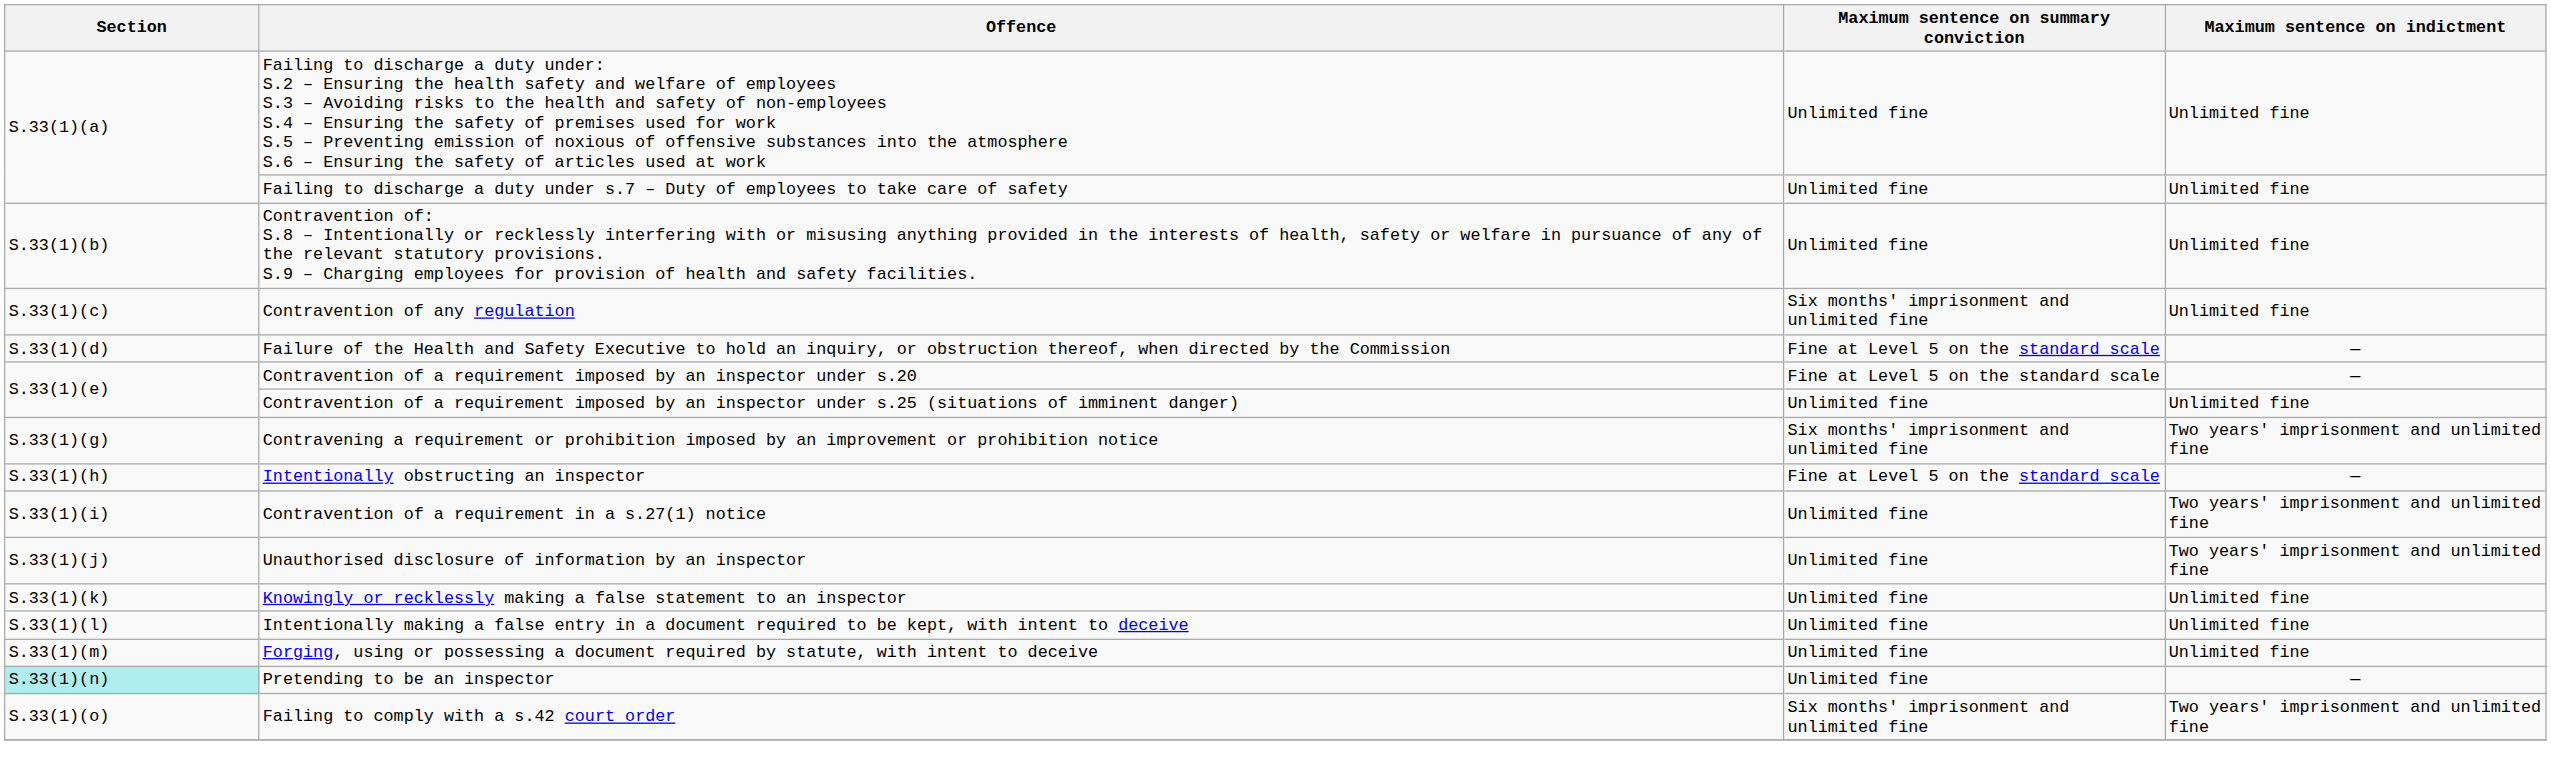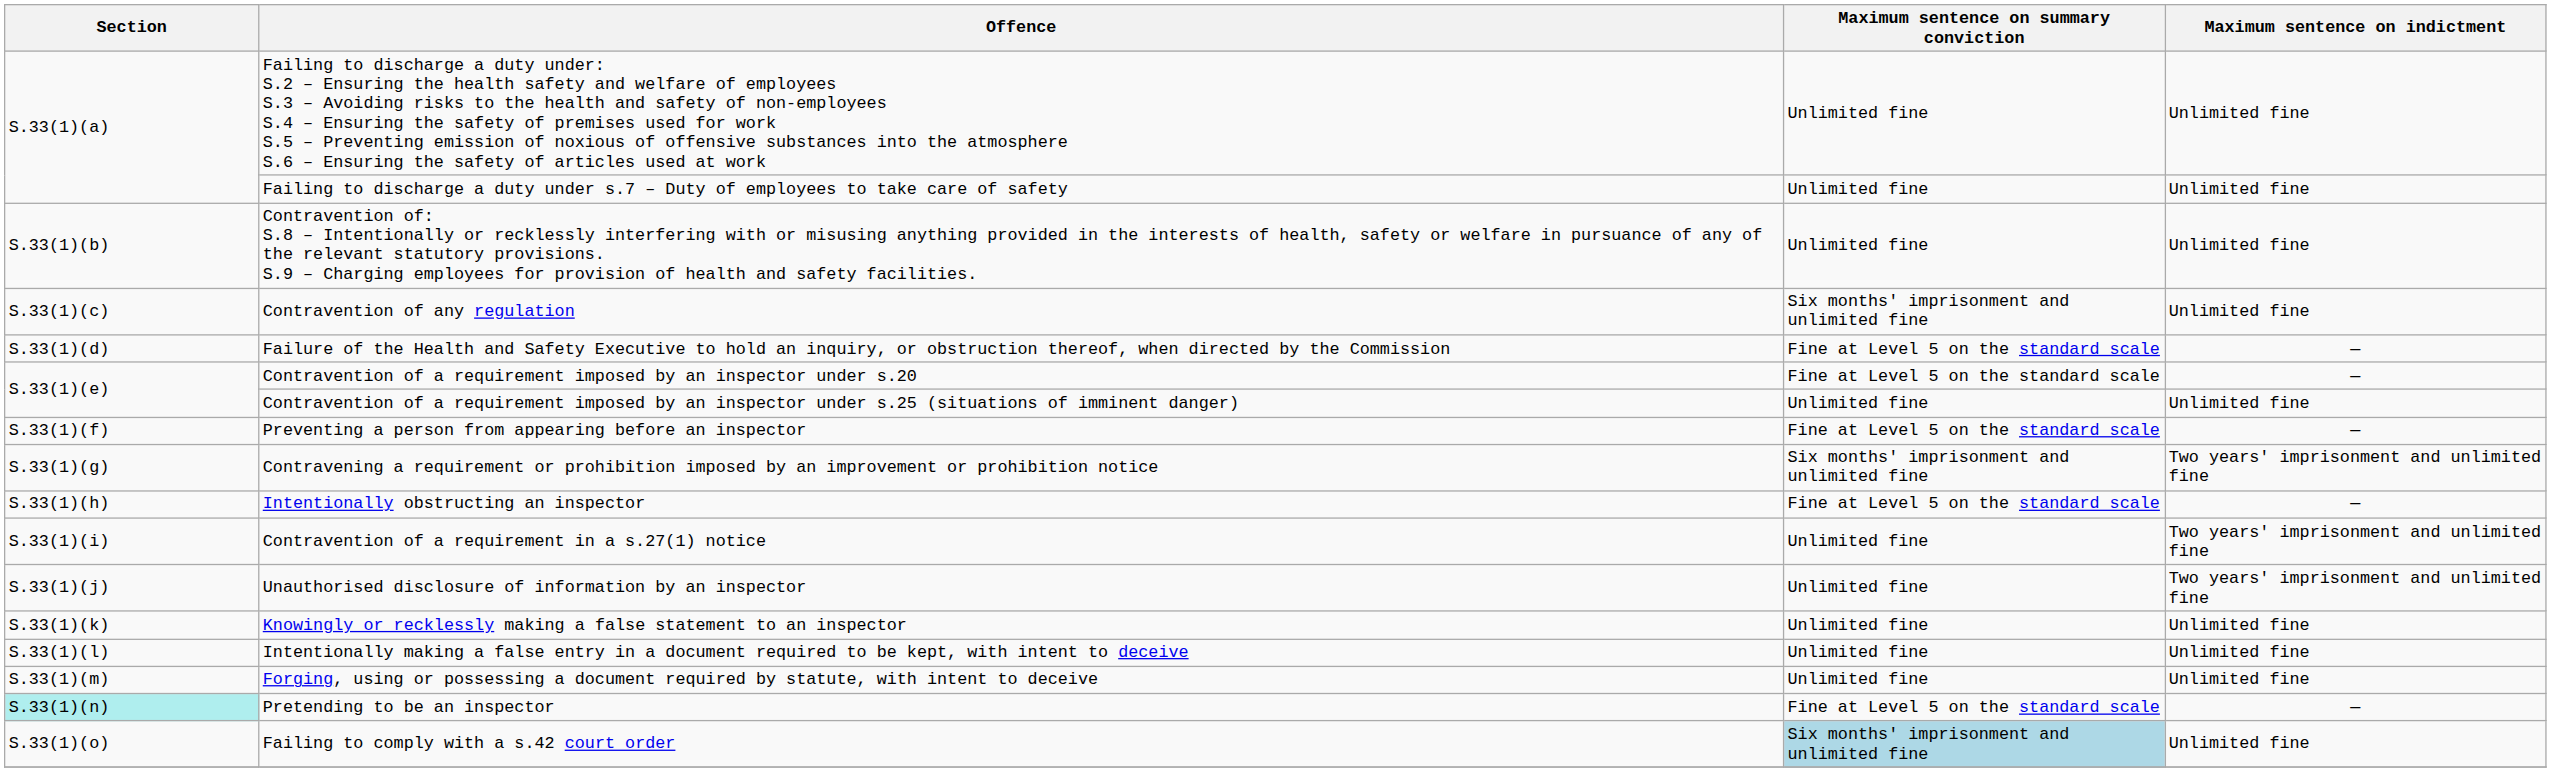+ row: (534, 430)
(1858, 680) Unlimited fine -> (1974, 707) Fine at Level 5 on the standard scale
(1928, 717) no background -> (1928, 744) lightblue background
(2355, 717) Two years' imprisonment and unlimited fine -> (2239, 744) Unlimited fine
